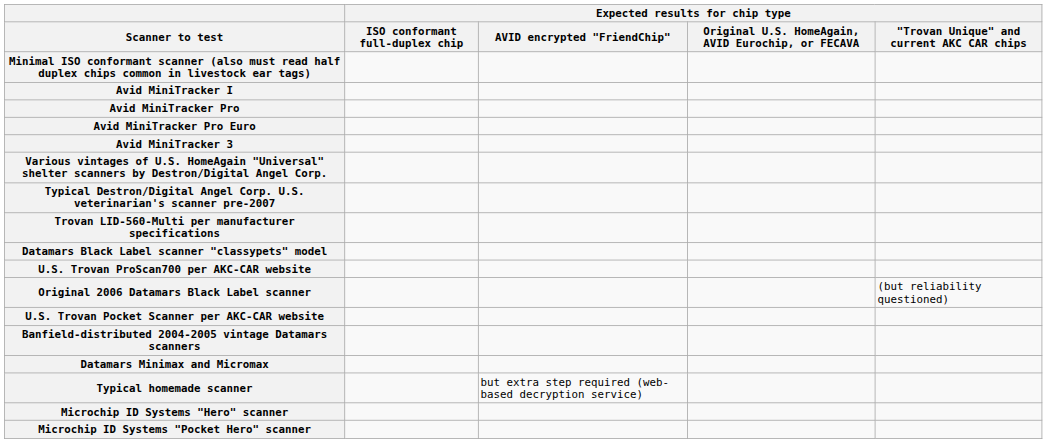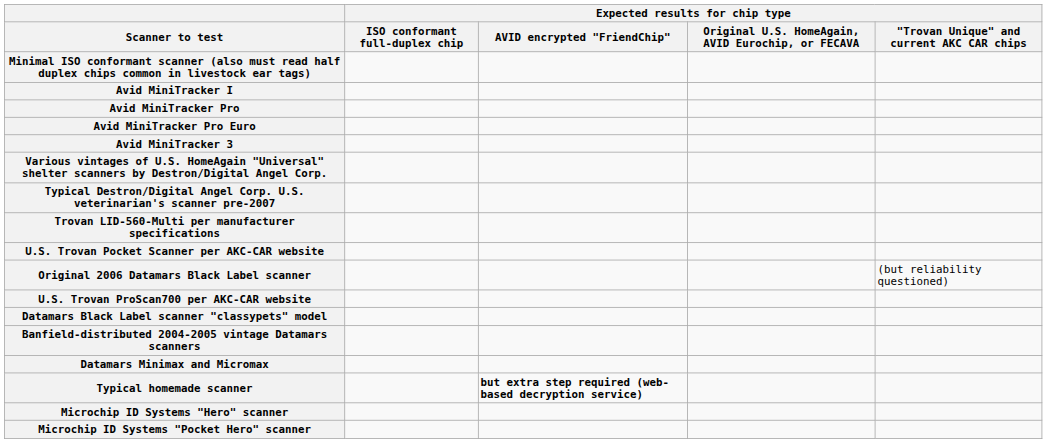rows swapped: (175, 317) <-> (175, 251)
rows swapped: (175, 269) <-> (175, 293)
(575, 388) normal -> (575, 388) bold
